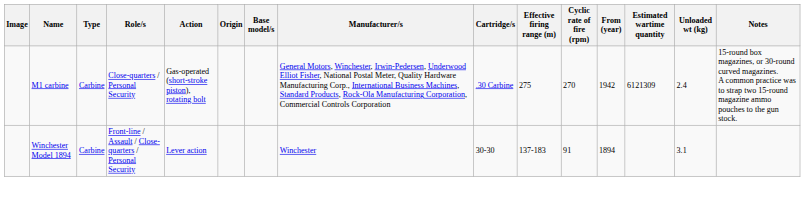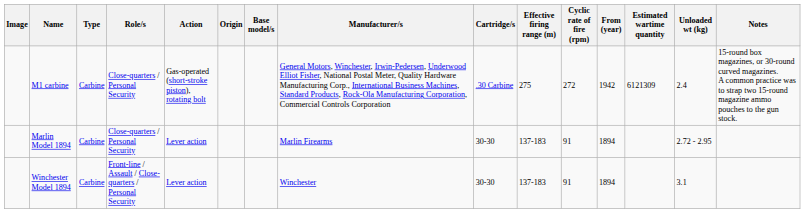(569, 85) 270 -> (569, 85) 272
+ row: (51, 141)
